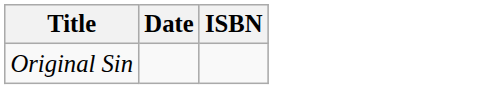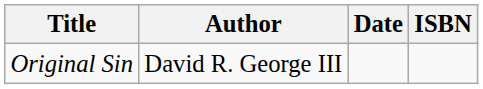+ column: (243, 24)
